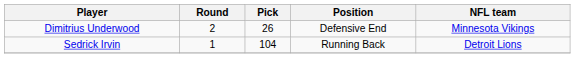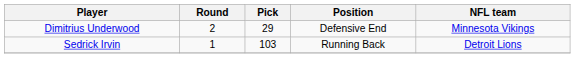(268, 28) 26 -> (268, 28) 29
(268, 45) 104 -> (268, 45) 103
